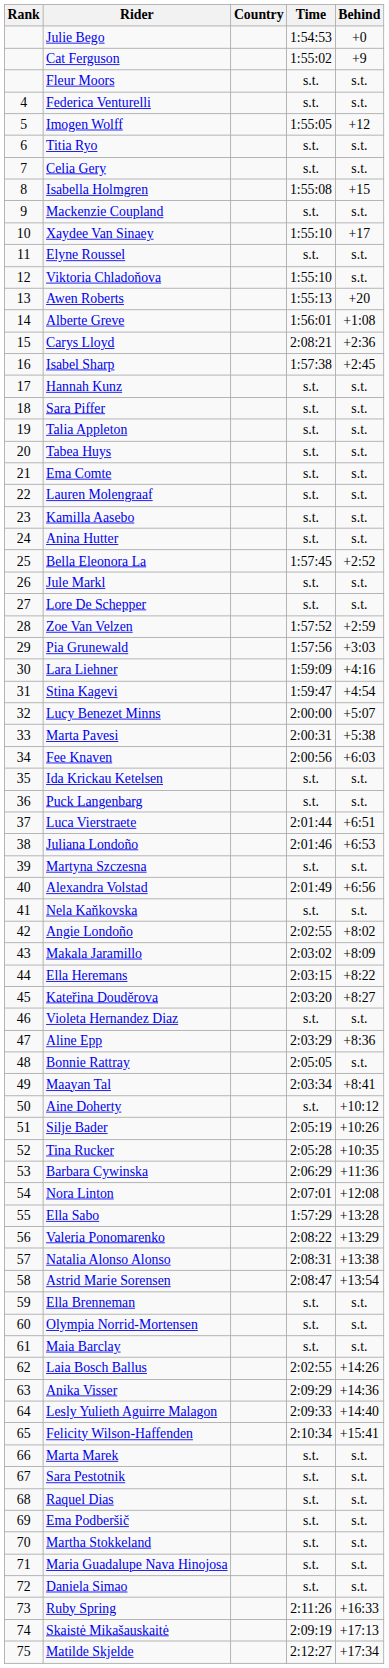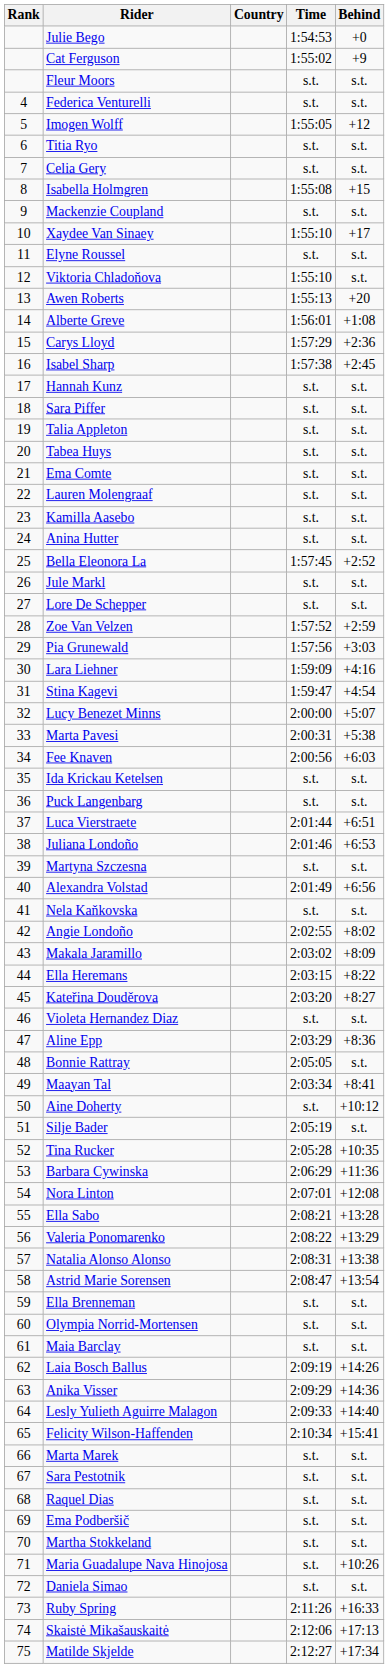(311, 342) 2:08:21 -> (311, 342) 1:57:29
(359, 1128) +10:26 -> (359, 1128) s.t.
(311, 1215) 1:57:29 -> (311, 1215) 2:08:21
(311, 1368) 2:02:55 -> (311, 1368) 2:09:19
(359, 1564) s.t. -> (359, 1564) +10:26
(311, 1630) 2:09:19 -> (311, 1630) 2:12:06
